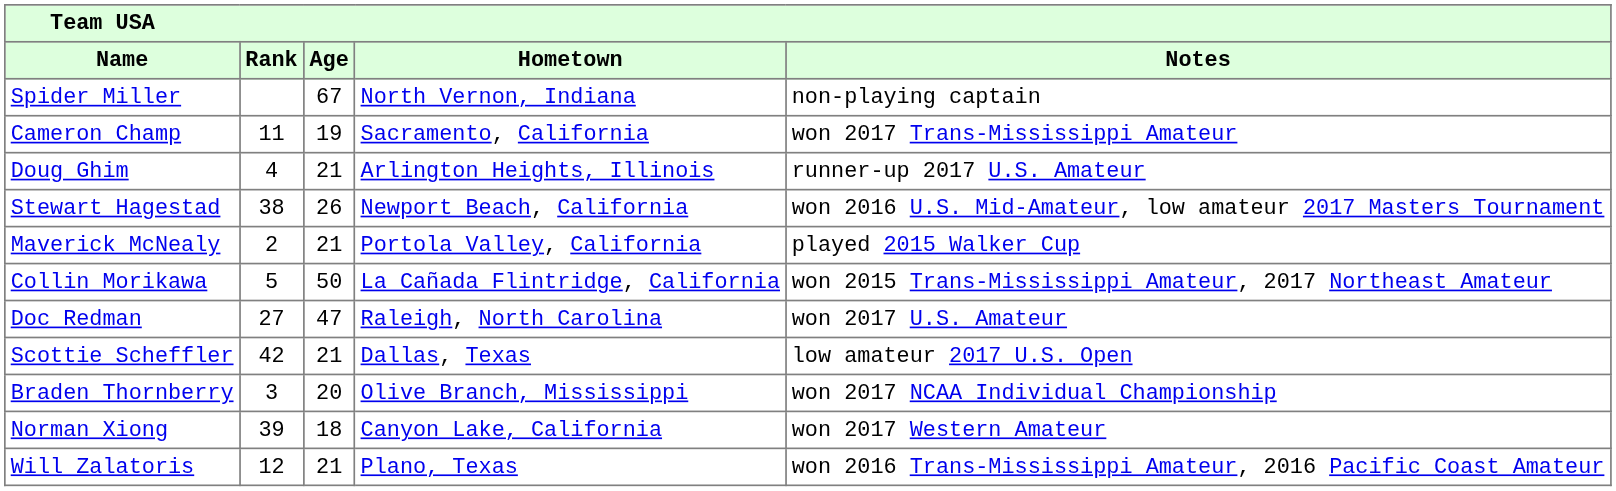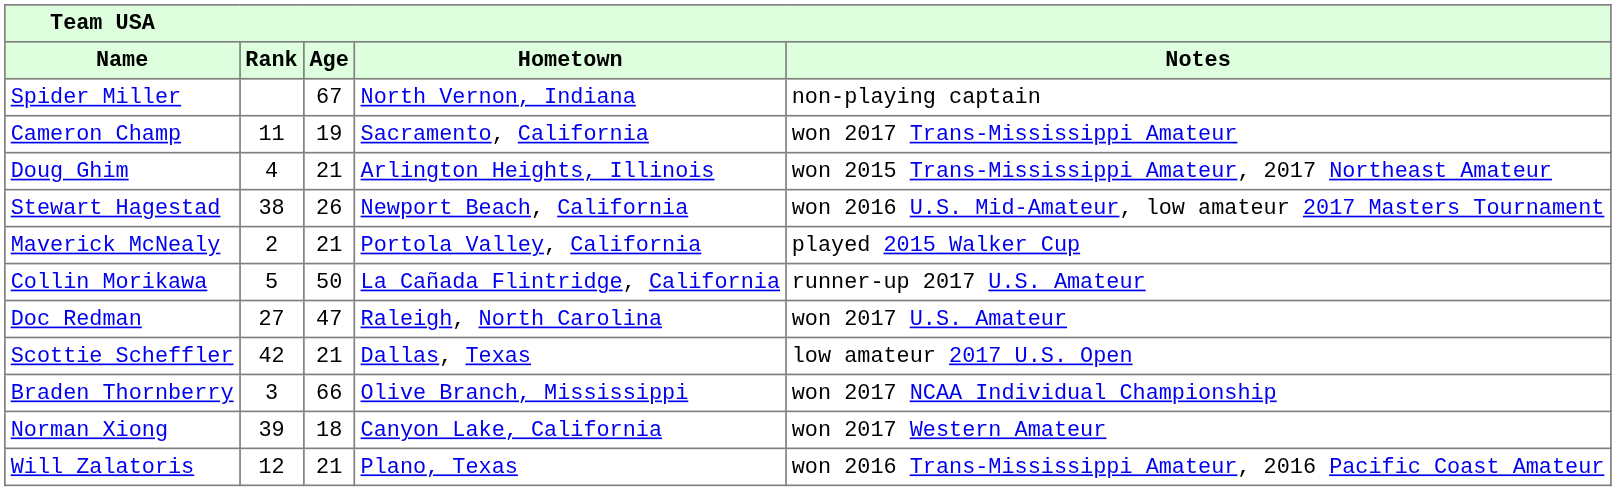(969, 171) runner-up 2017 U.S. Amateur -> (1172, 171) won 2015 Trans-Mississippi Amateur, 2017 Northeast Amateur
(1172, 282) won 2015 Trans-Mississippi Amateur, 2017 Northeast Amateur -> (969, 282) runner-up 2017 U.S. Amateur
(329, 393) 20 -> (329, 393) 66
